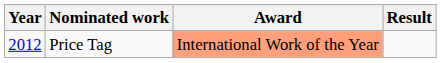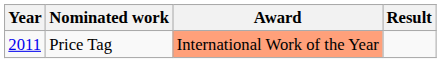(25, 44) 2012 -> (25, 44) 2011
